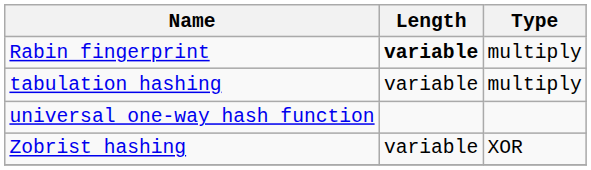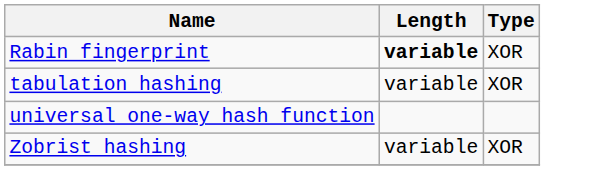(535, 53) multiply -> (505, 53) XOR
(535, 85) multiply -> (505, 85) XOR
